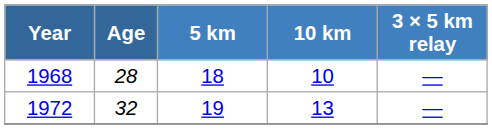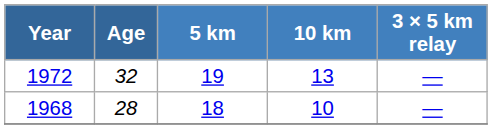rows swapped: (50, 76) <-> (50, 108)
